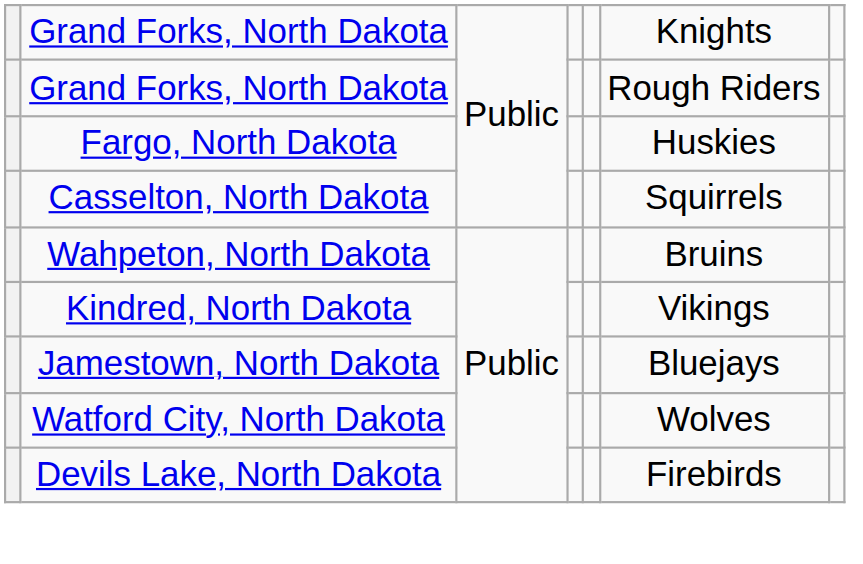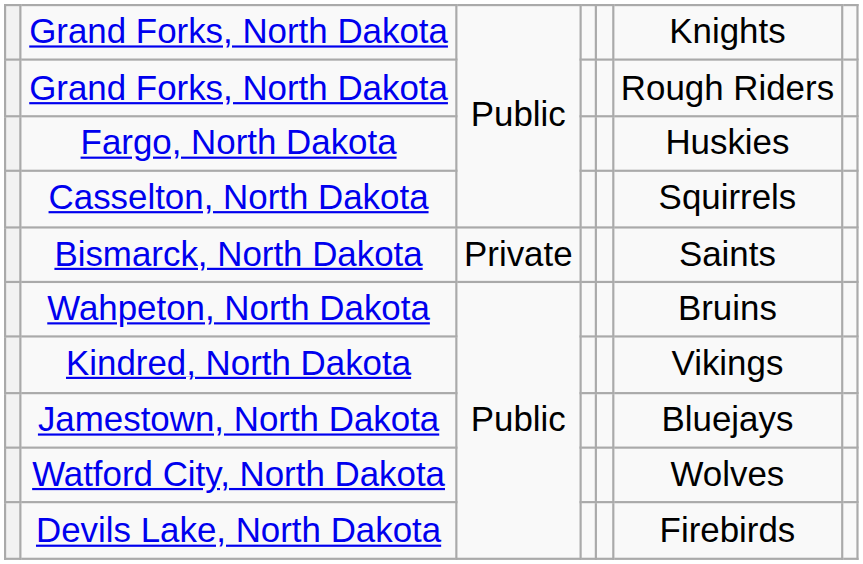+ row: (239, 253)
